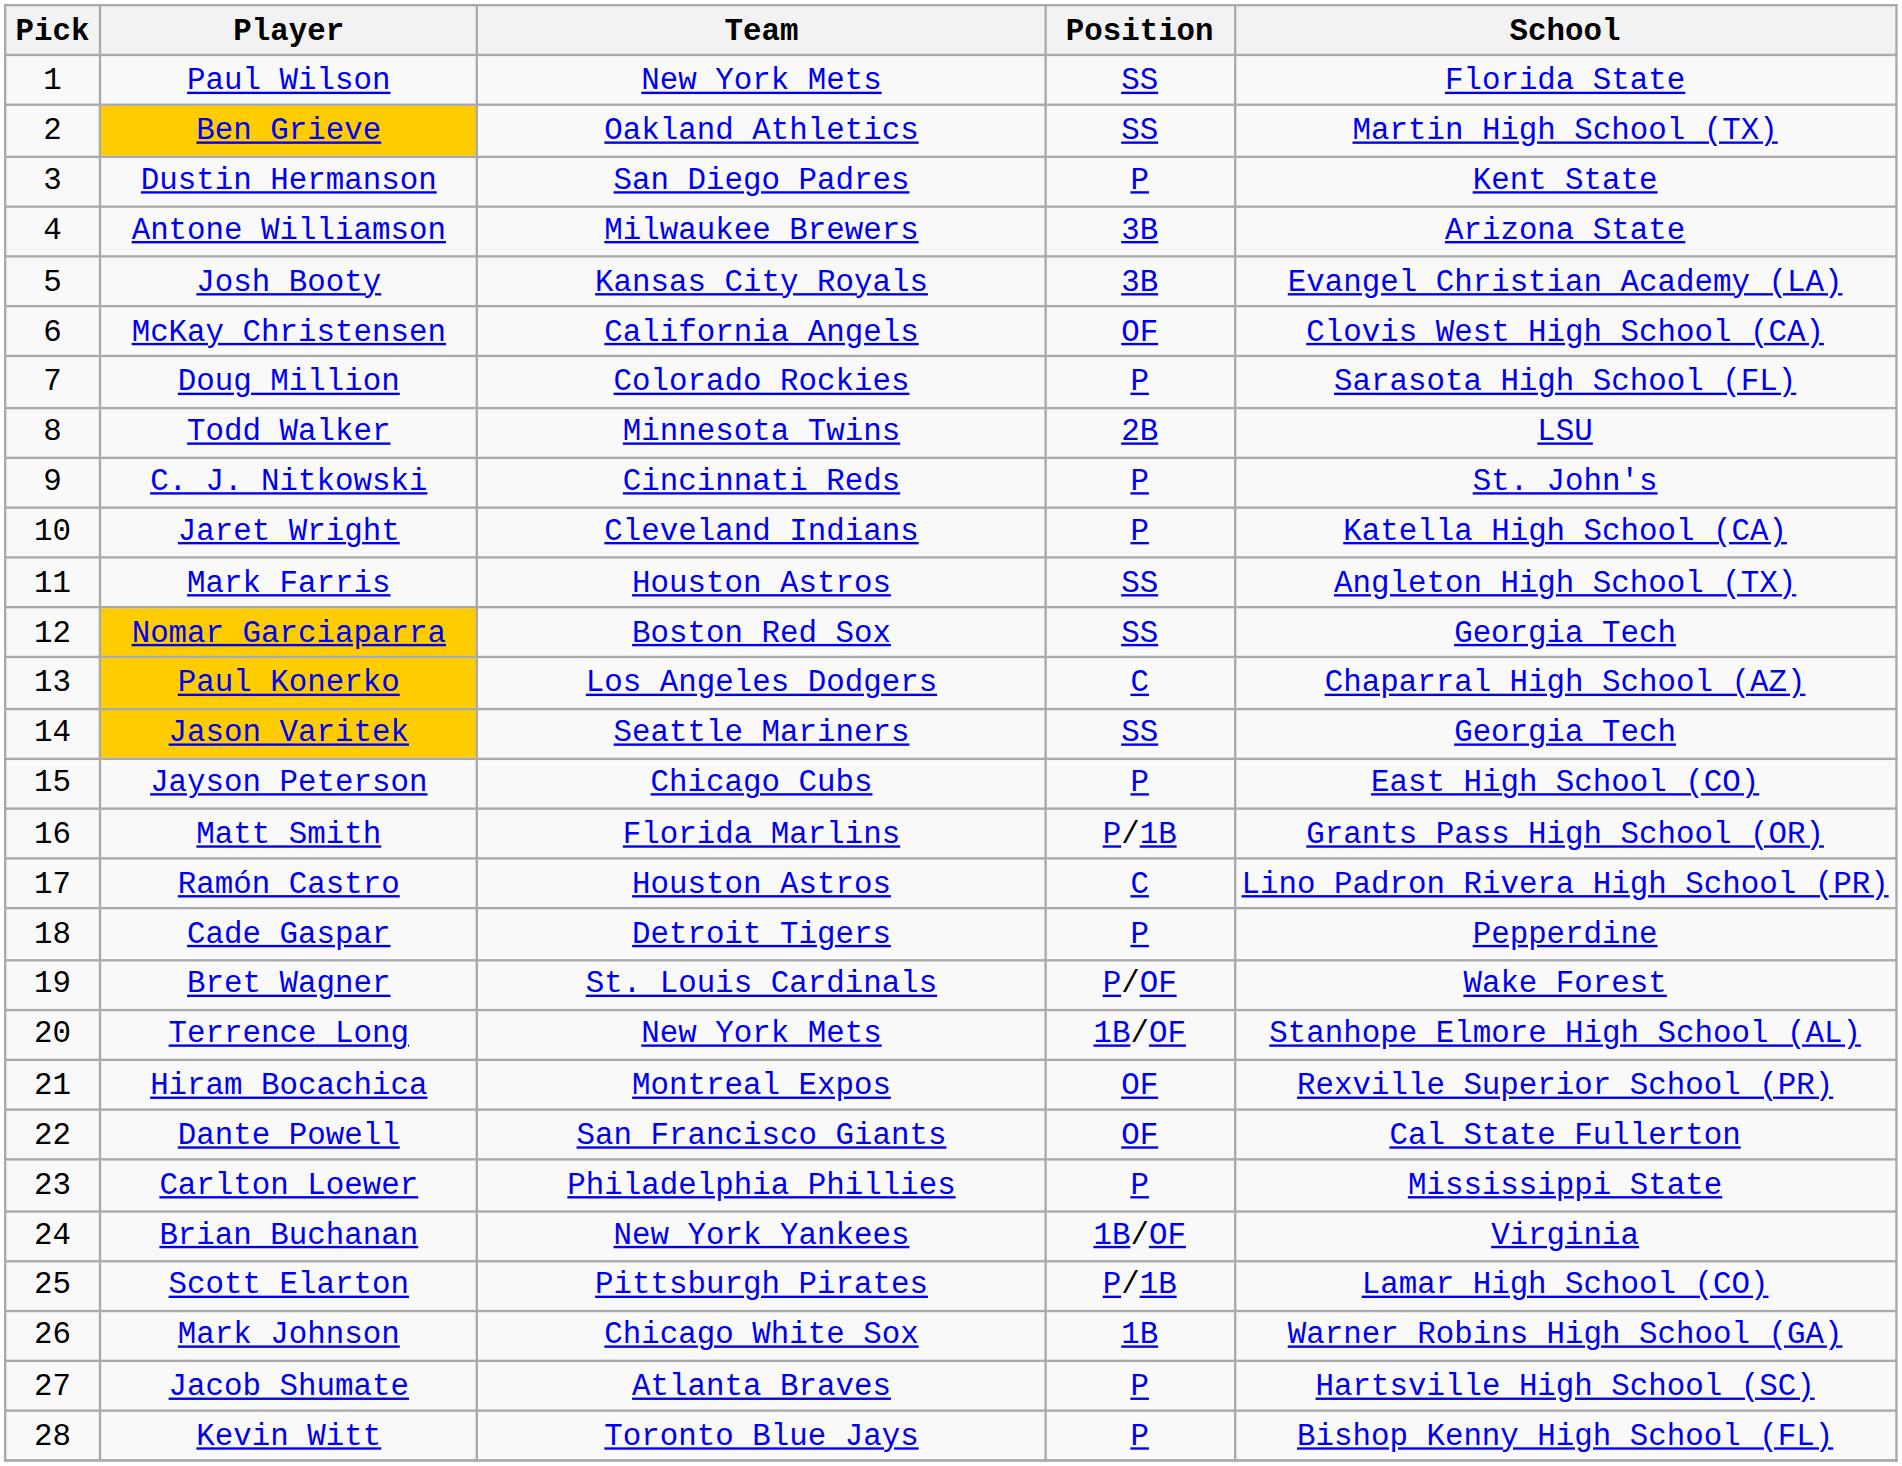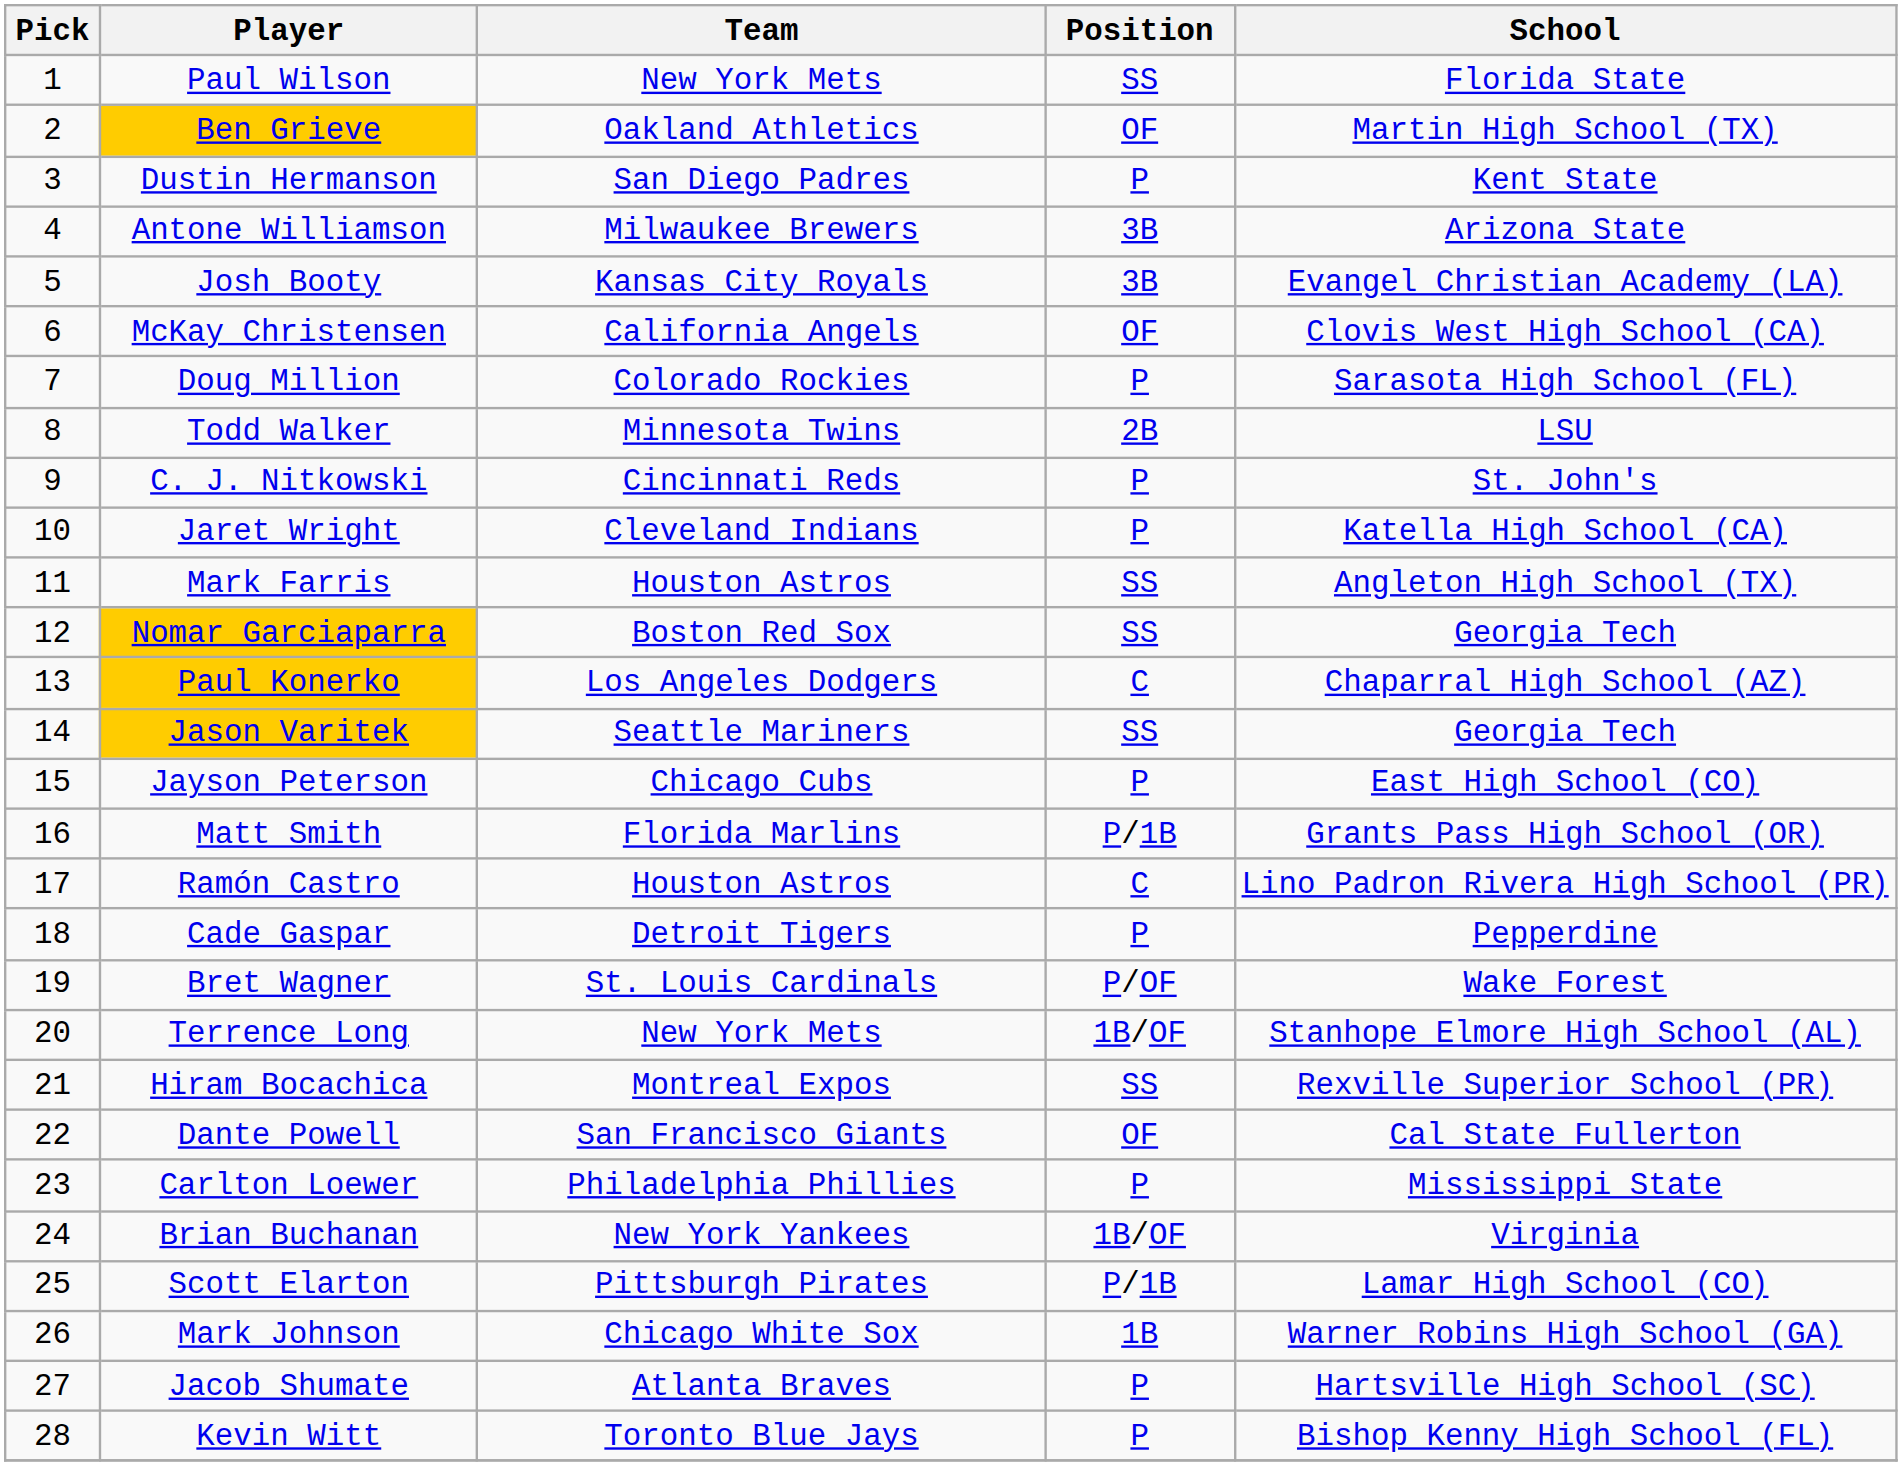(1140, 131) SS -> (1140, 131) OF
(1140, 1085) OF -> (1140, 1085) SS
